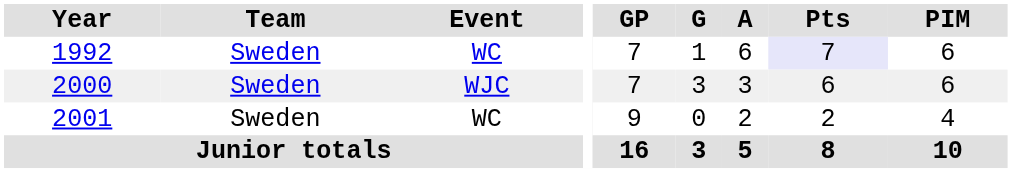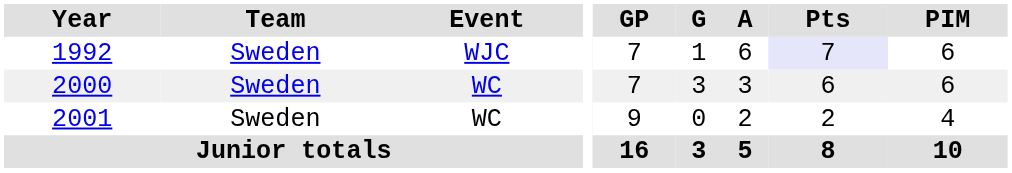(487, 53) WC -> (487, 53) WJC
(487, 86) WJC -> (487, 86) WC
